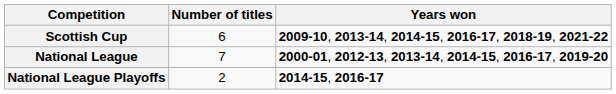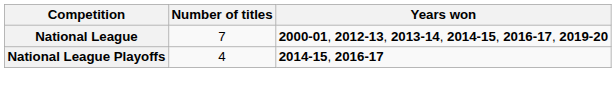- row: (86, 36)
(222, 78) 2 -> (222, 57) 4
